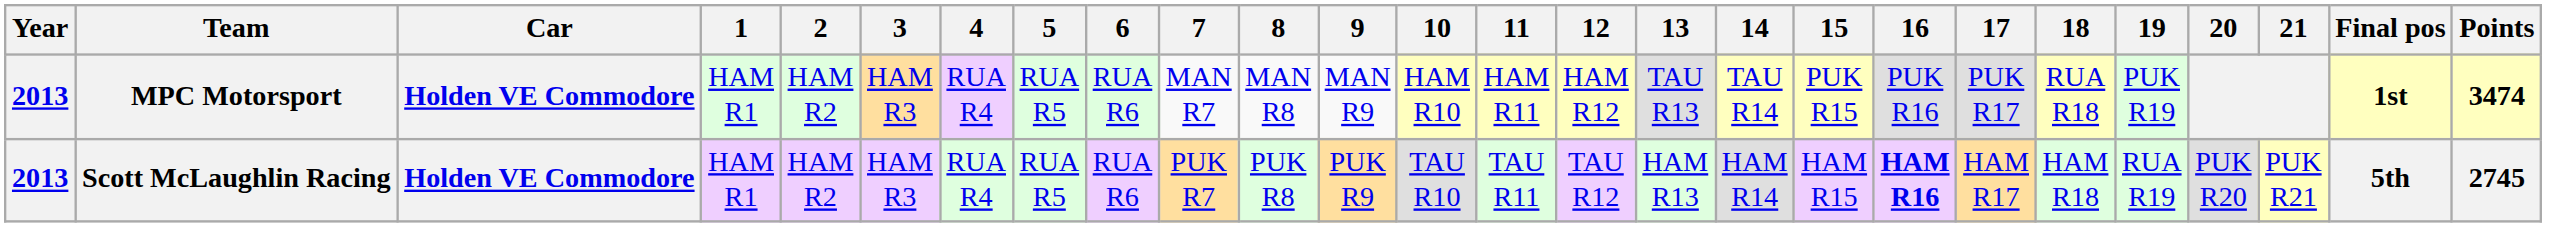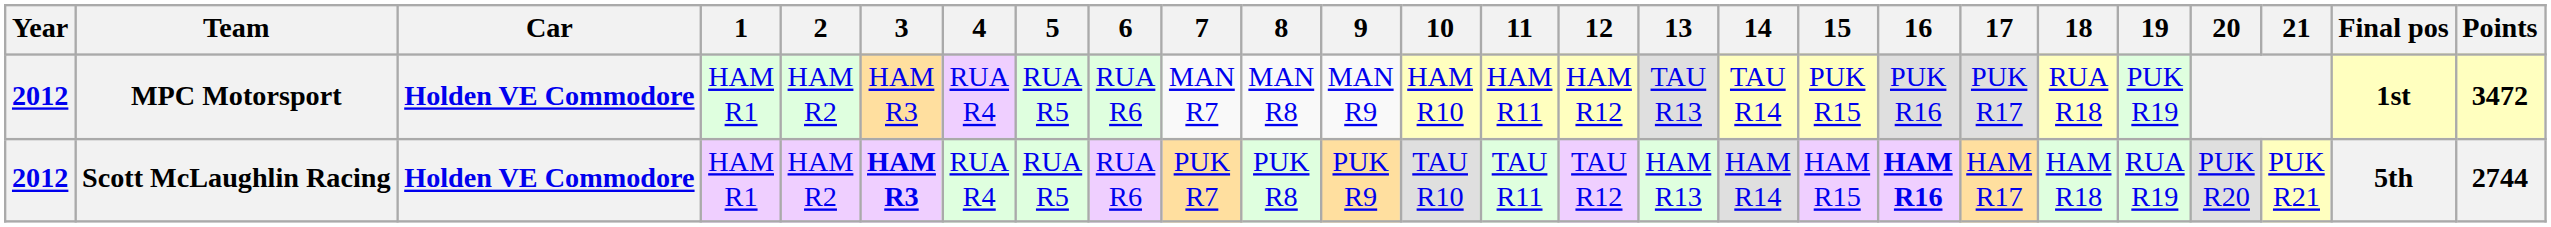(40, 95) 2013 -> (40, 95) 2012
(2497, 95) 3474 -> (2500, 95) 3472
(40, 179) 2013 -> (40, 179) 2012
(900, 179) normal -> (901, 179) bold
(2497, 179) 2745 -> (2500, 179) 2744
